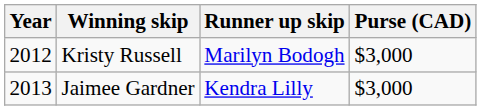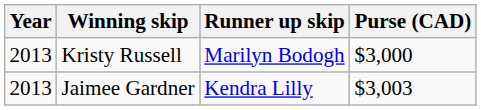(31, 54) 2012 -> (31, 54) 2013
(384, 88) $3,000 -> (384, 88) $3,003
